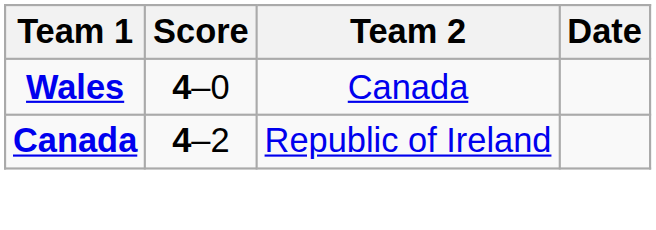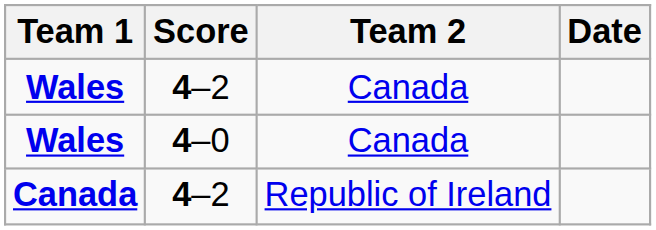+ row: (75, 86)
